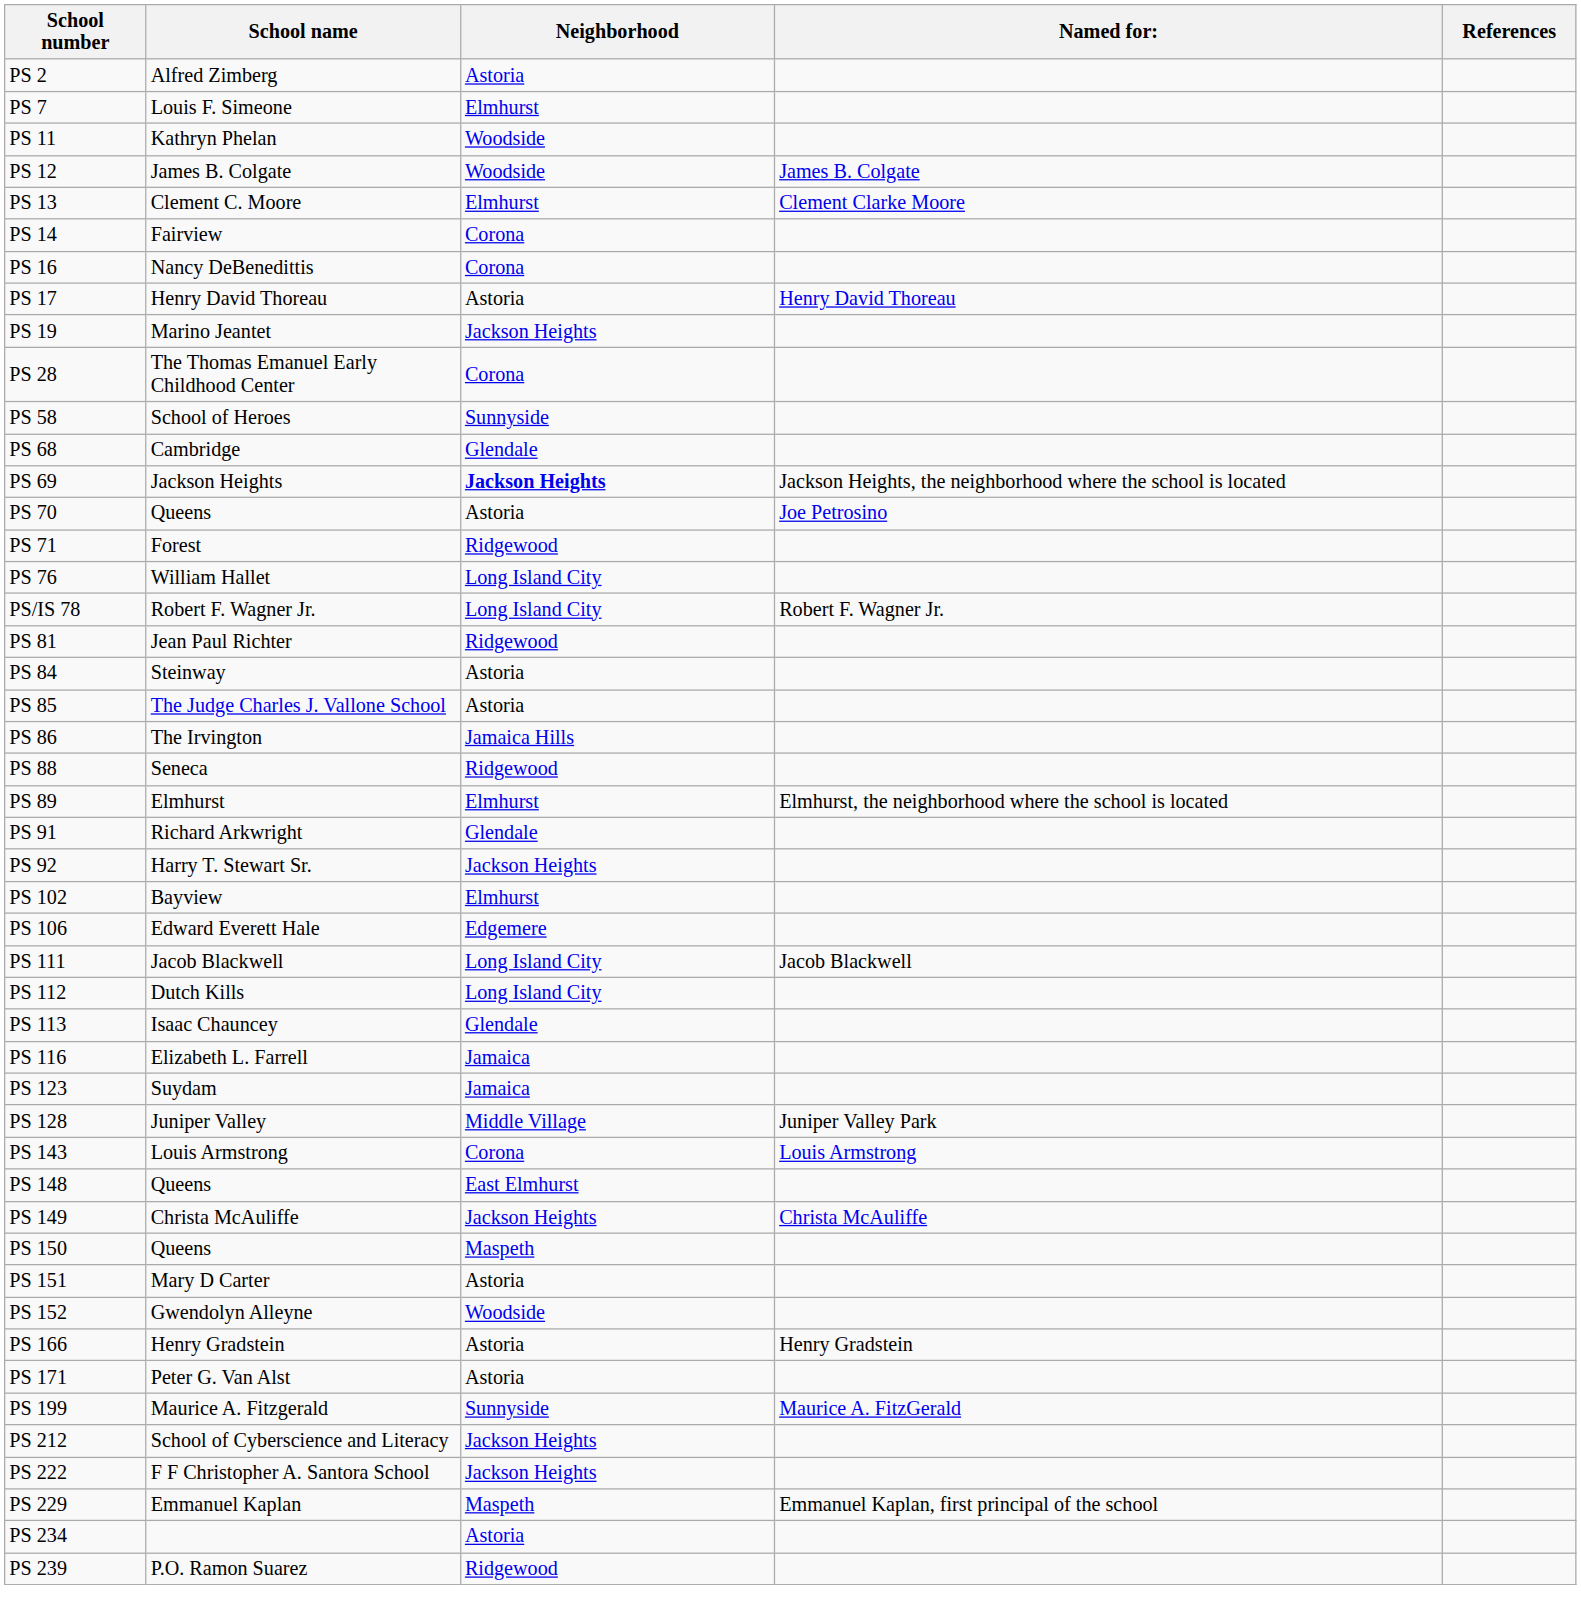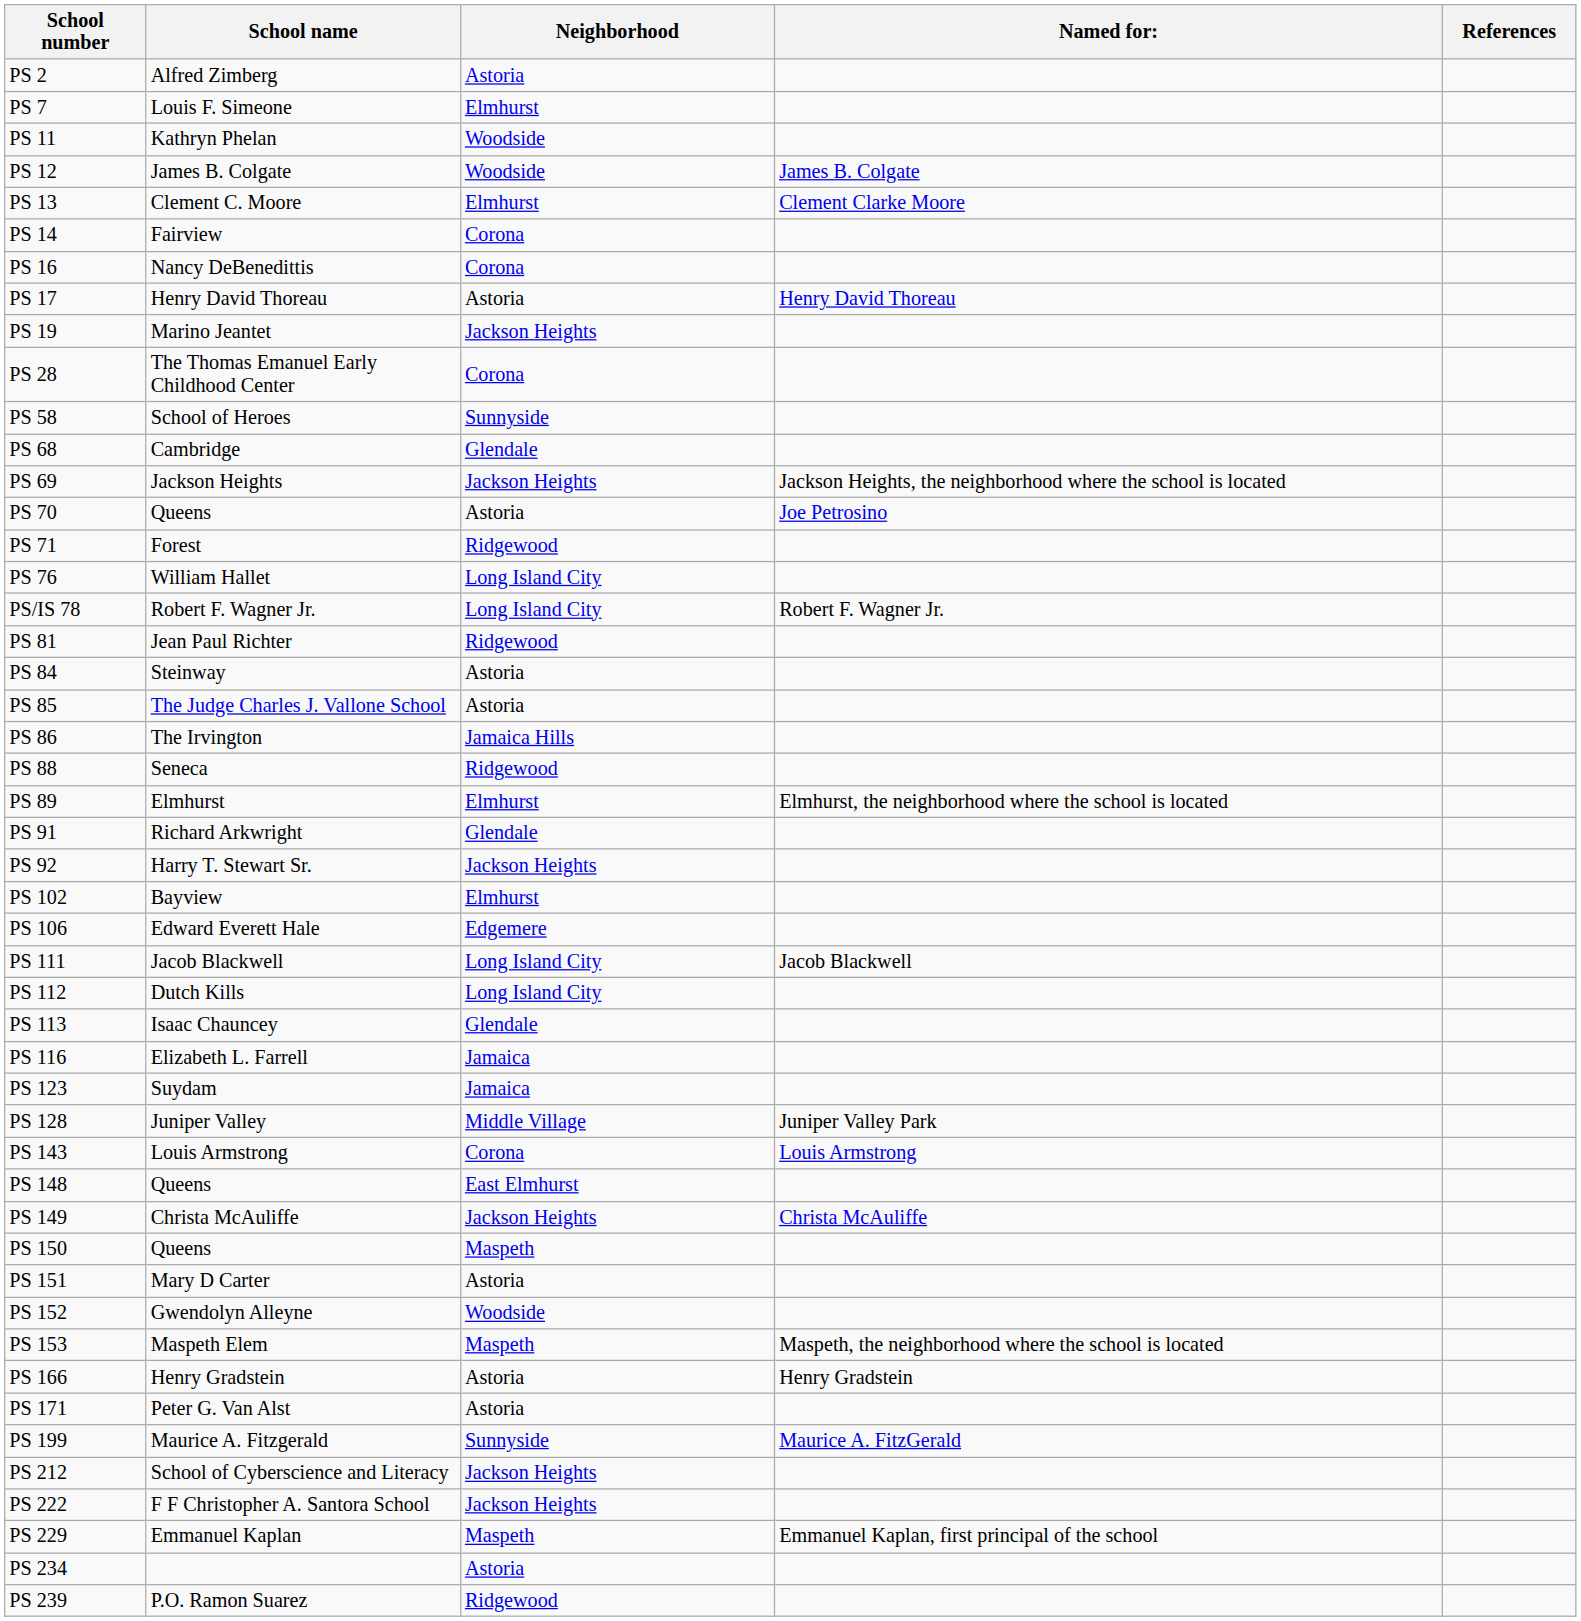(535, 481) bold -> (531, 481) normal
+ row: (38, 1344)
